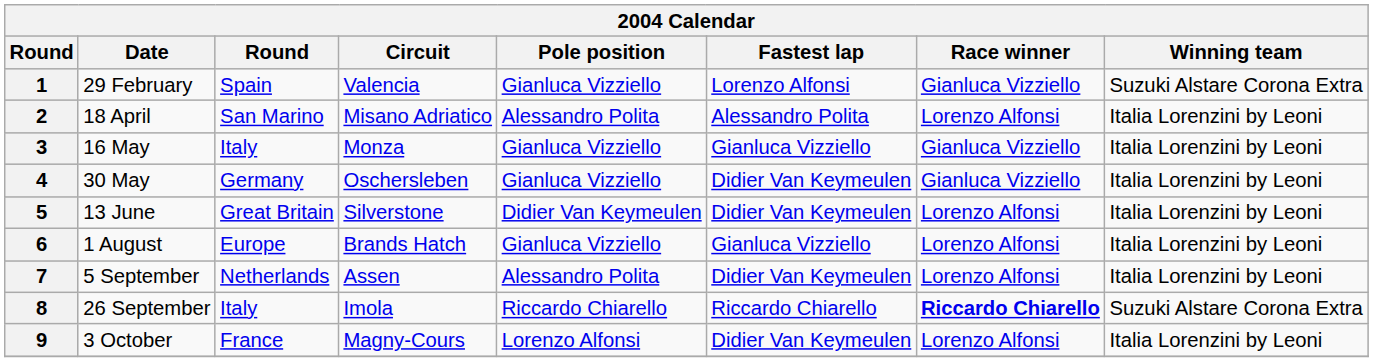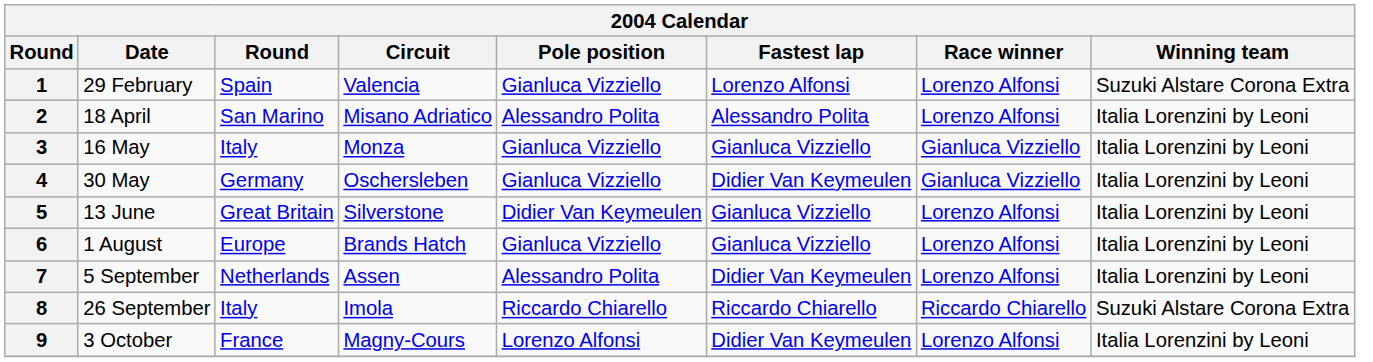(1001, 84) Gianluca Vizziello -> (990, 84) Lorenzo Alfonsi
(811, 212) Didier Van Keymeulen -> (791, 212) Gianluca Vizziello
(1010, 308) bold -> (1004, 308) normal
